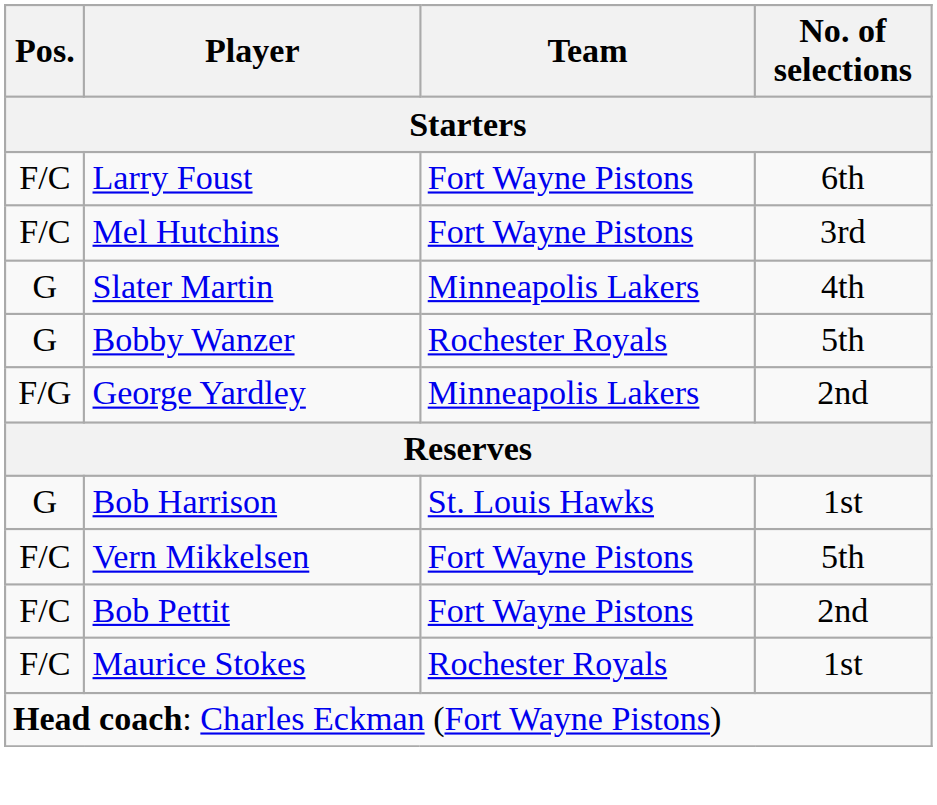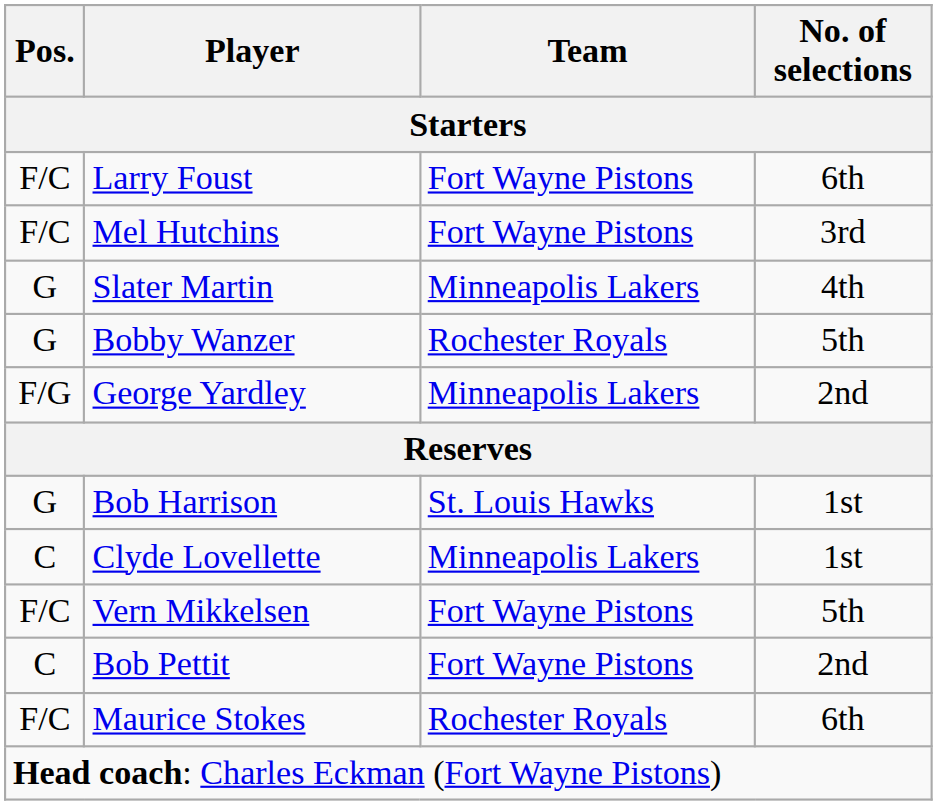+ row: (207, 556)
(45, 610) F/C -> (45, 664) C
(843, 664) 1st -> (843, 718) 6th
